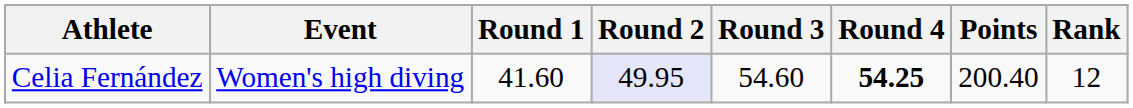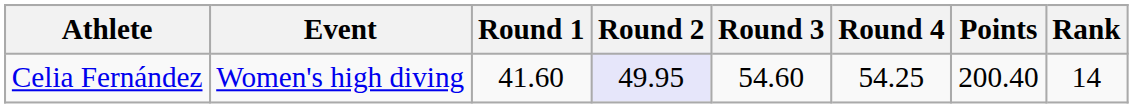(891, 77) bold -> (891, 77) normal
(1086, 77) 12 -> (1086, 77) 14
